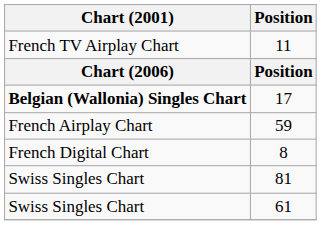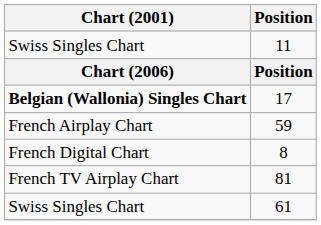(94, 44) French TV Airplay Chart -> (76, 44) Swiss Singles Chart
(76, 179) Swiss Singles Chart -> (94, 179) French TV Airplay Chart
